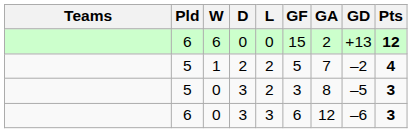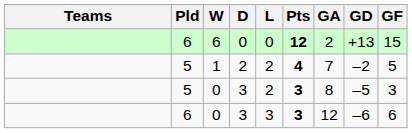columns swapped: (297, 16) <-> (391, 16)
